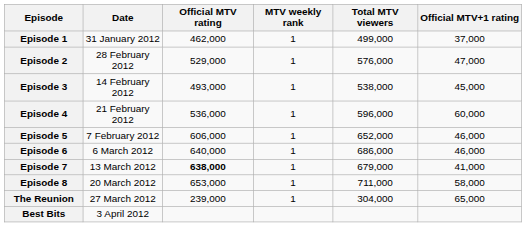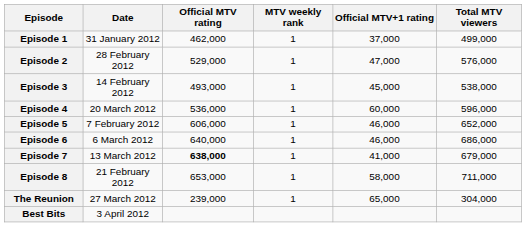columns swapped: (470, 17) <-> (375, 17)
(123, 114) 21 February 2012 -> (123, 108) 20 March 2012
(123, 182) 20 March 2012 -> (123, 177) 21 February 2012
